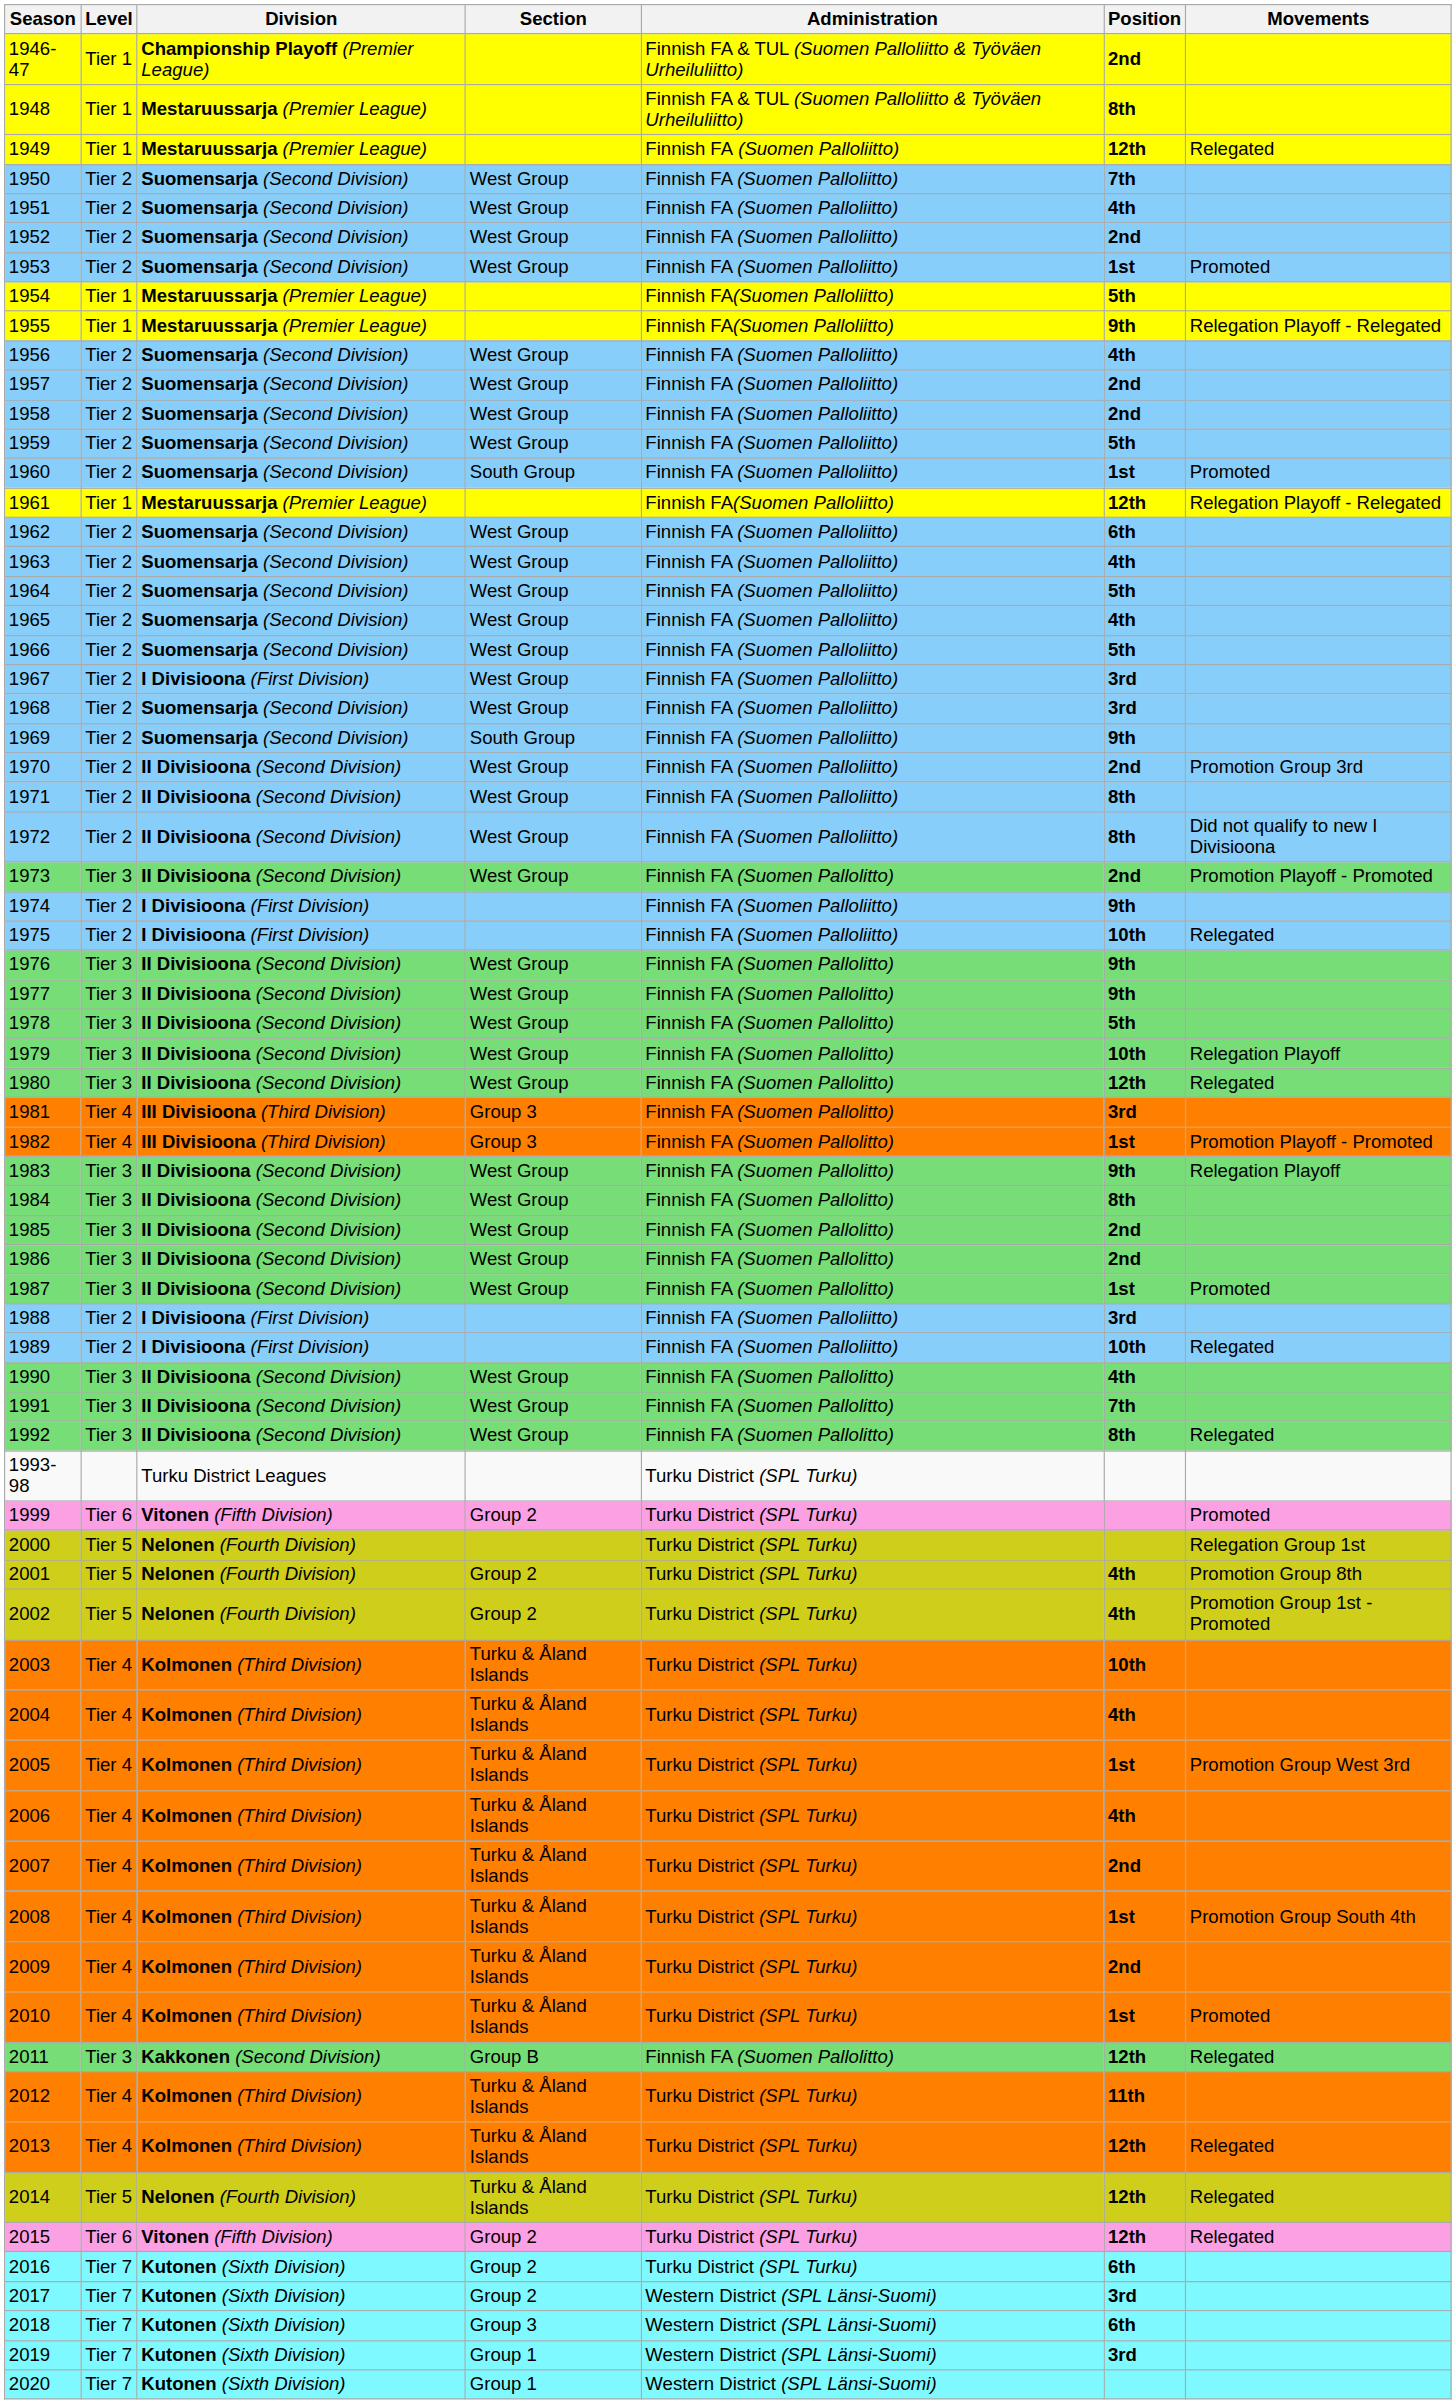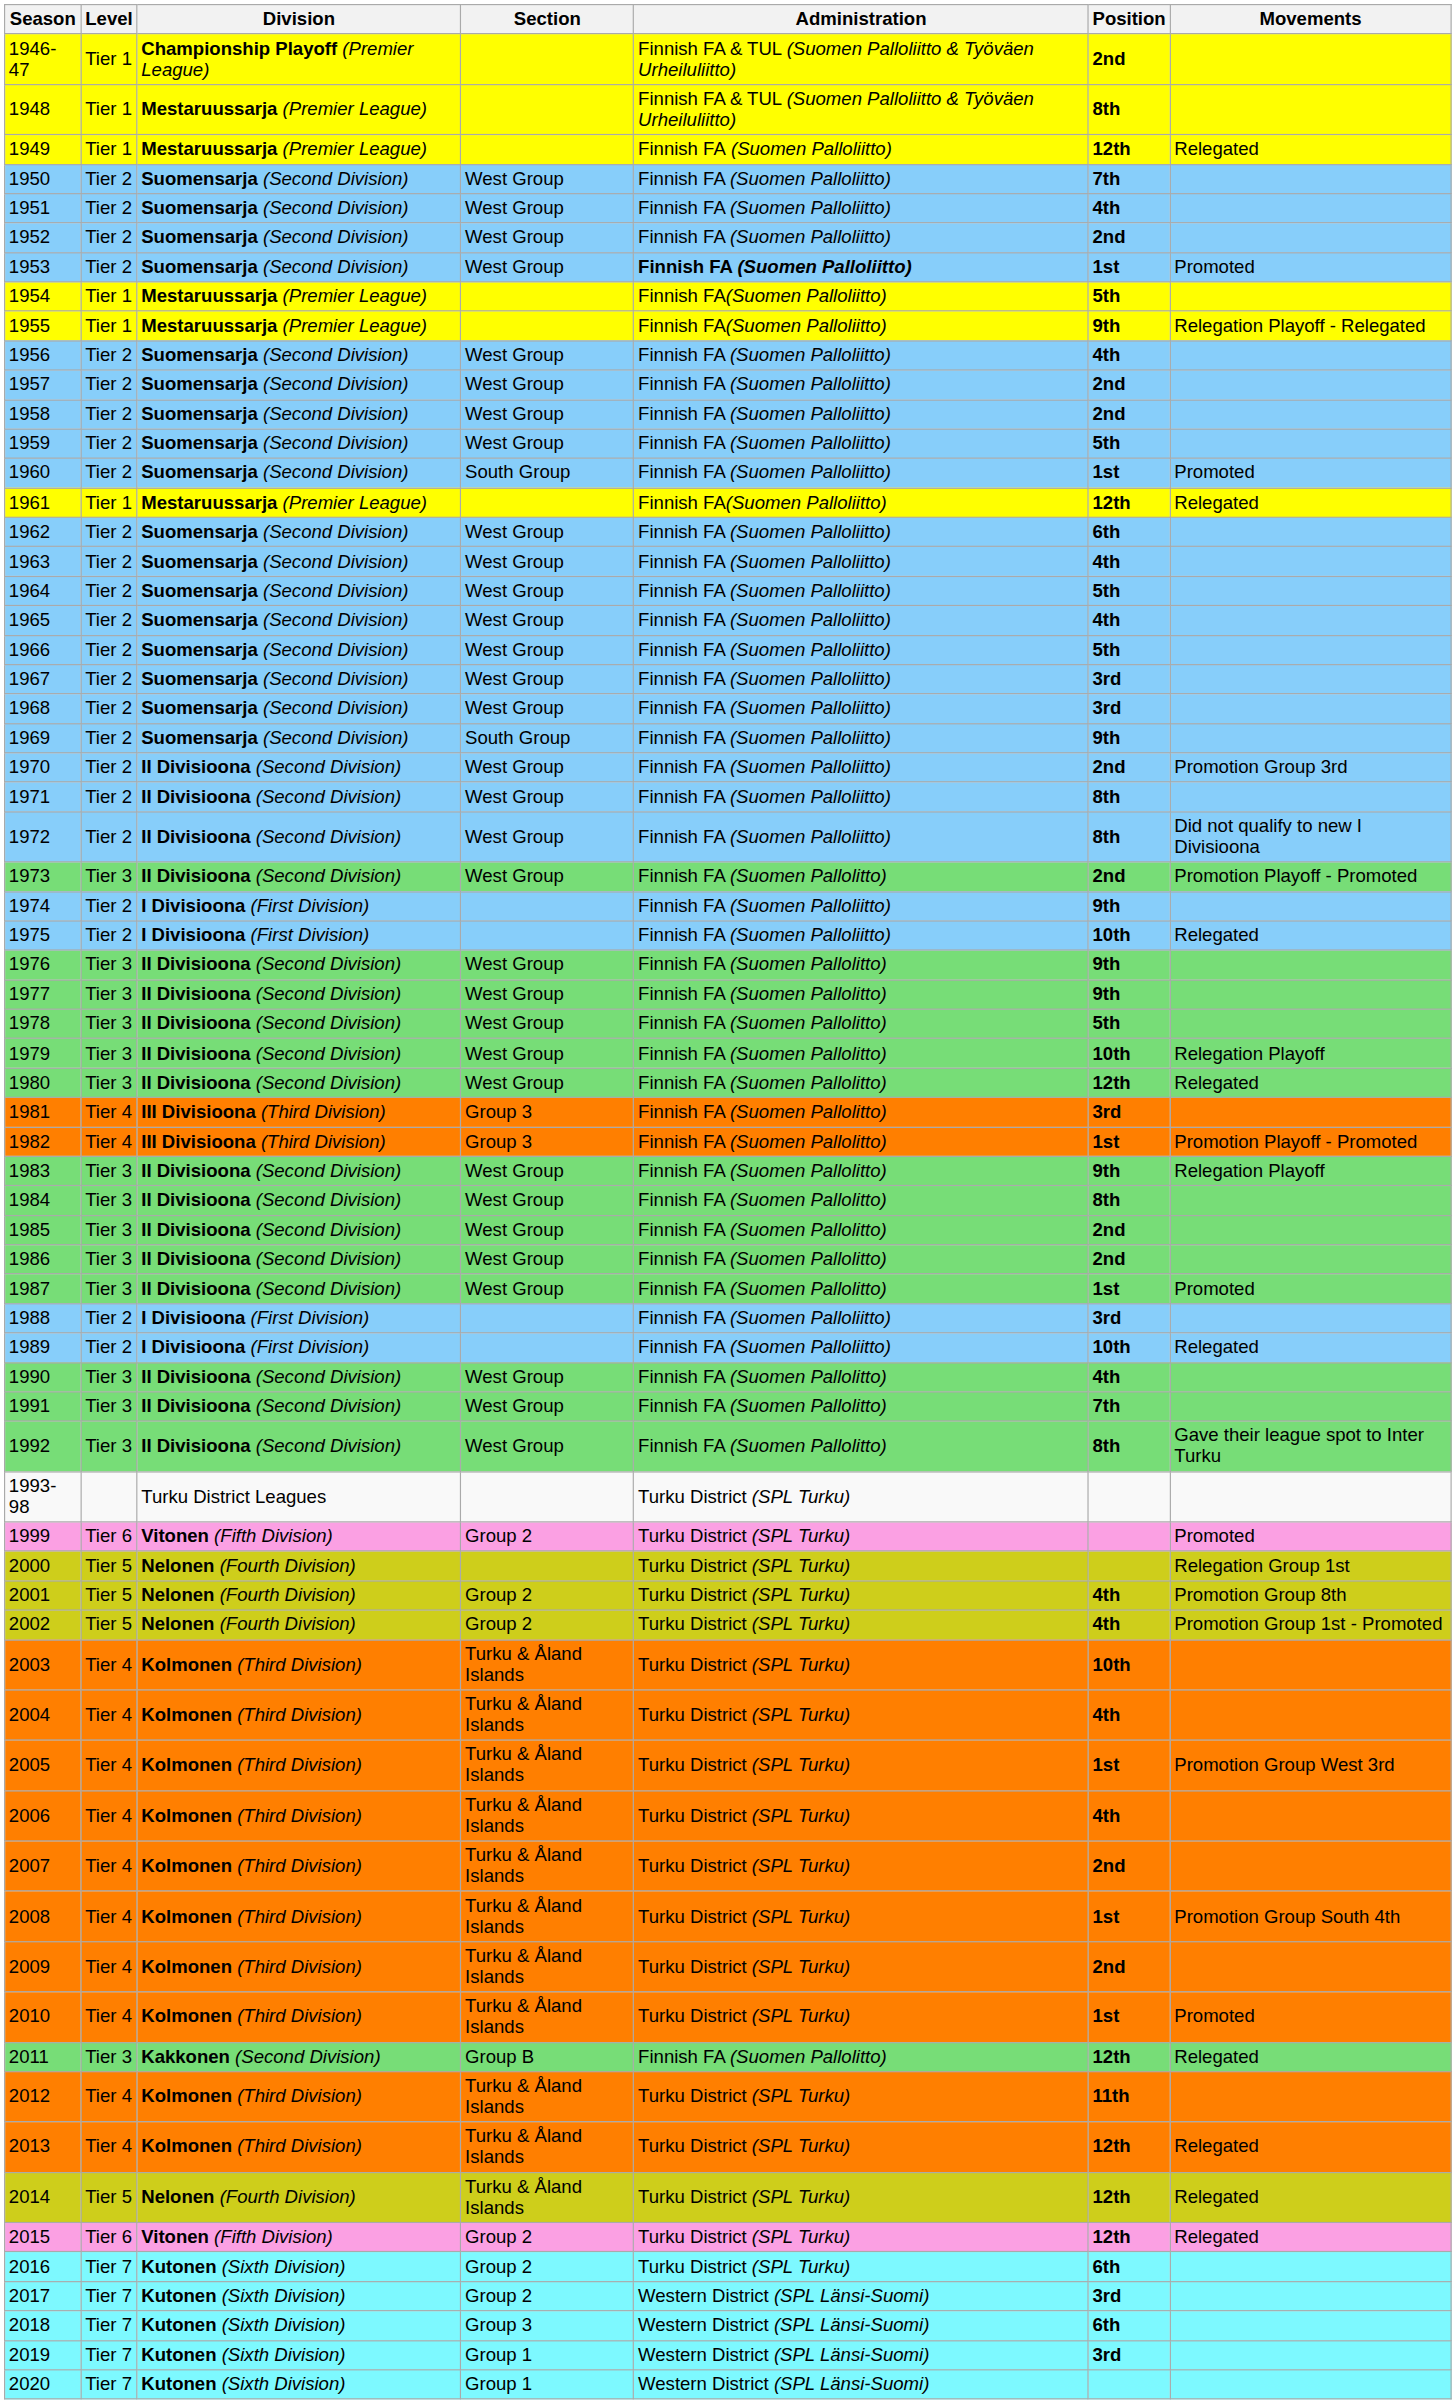(772, 267) normal -> (775, 267) bold
(1315, 502) Relegation Playoff - Relegated -> (1217, 502) Relegated
(255, 679) I Divisioona (First Division) -> (275, 679) Suomensarja (Second Division)
(1232, 1435) Relegated -> (1299, 1446) Gave their league spot to Inter Turku
